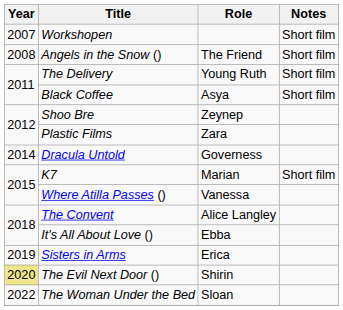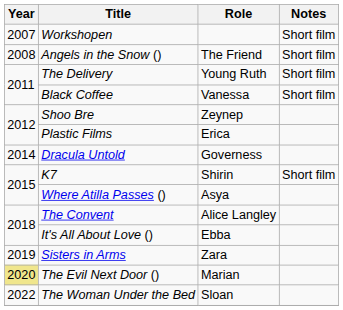(215, 94) Asya -> (225, 94) Vanessa
(214, 134) Zara -> (215, 134) Erica
(220, 174) Marian -> (217, 174) Shirin
(225, 194) Vanessa -> (215, 194) Asya
(215, 255) Erica -> (214, 255) Zara
(217, 275) Shirin -> (220, 275) Marian
